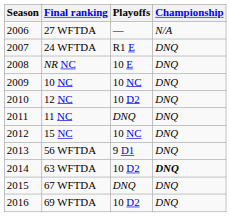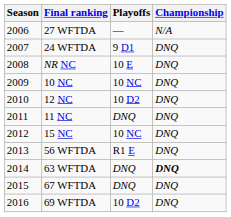(124, 47) R1 E -> (123, 47) 9 D1
(123, 151) 9 D1 -> (124, 151) R1 E
(126, 168) 10 D2 -> (124, 168) DNQ
